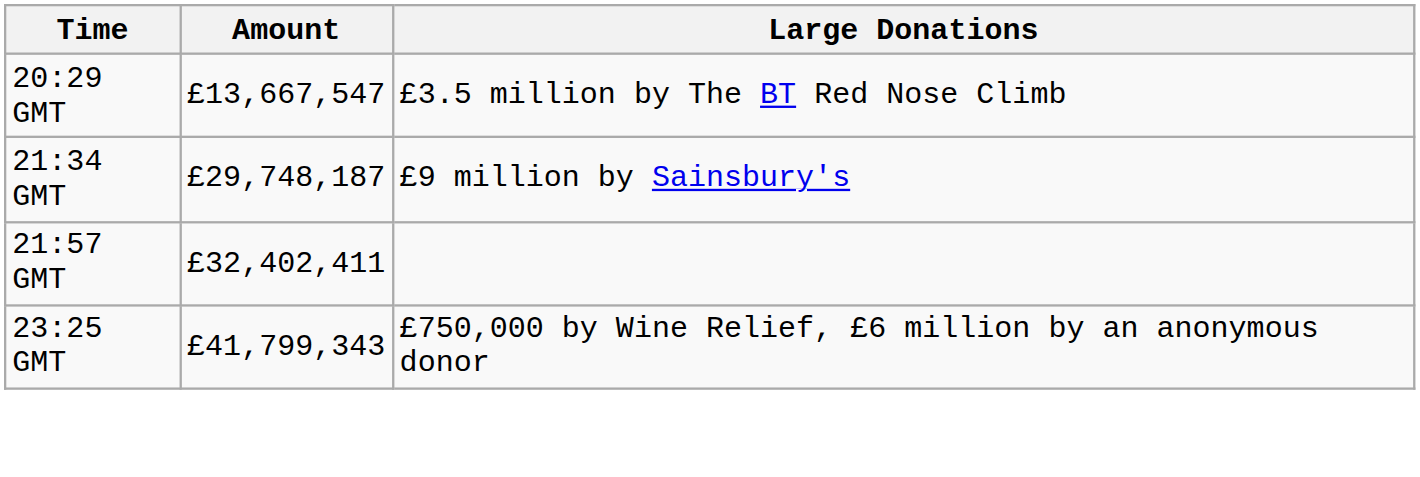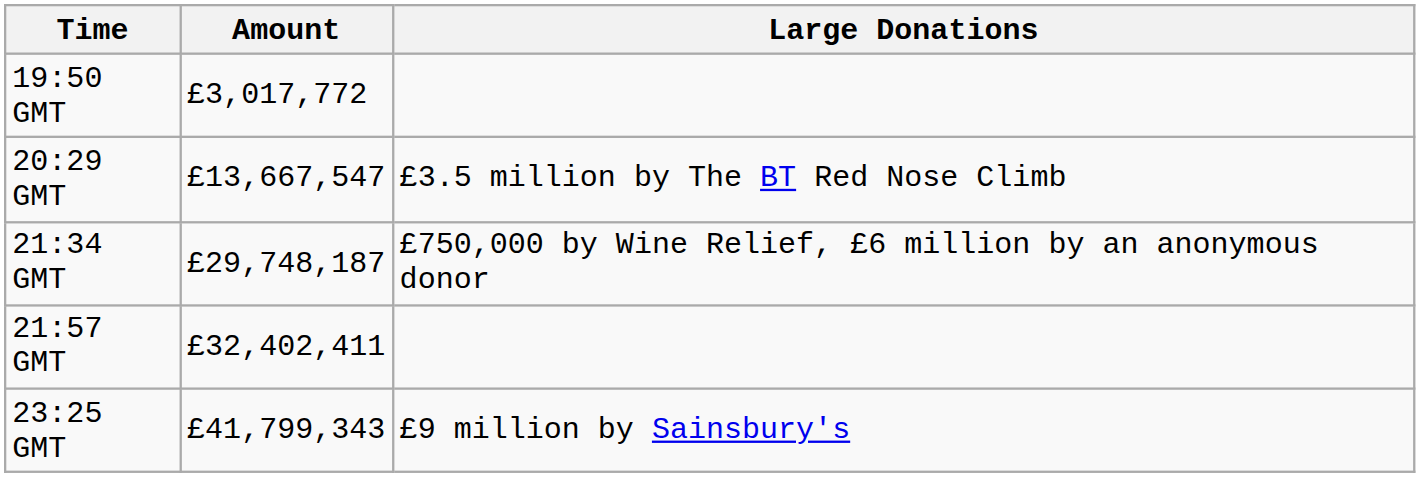+ row: (57, 96)
(625, 179) £9 million by Sainsbury's -> (859, 263) £750,000 by Wine Relief, £6 million by an anonymous donor
(859, 347) £750,000 by Wine Relief, £6 million by an anonymous donor -> (625, 430) £9 million by Sainsbury's
